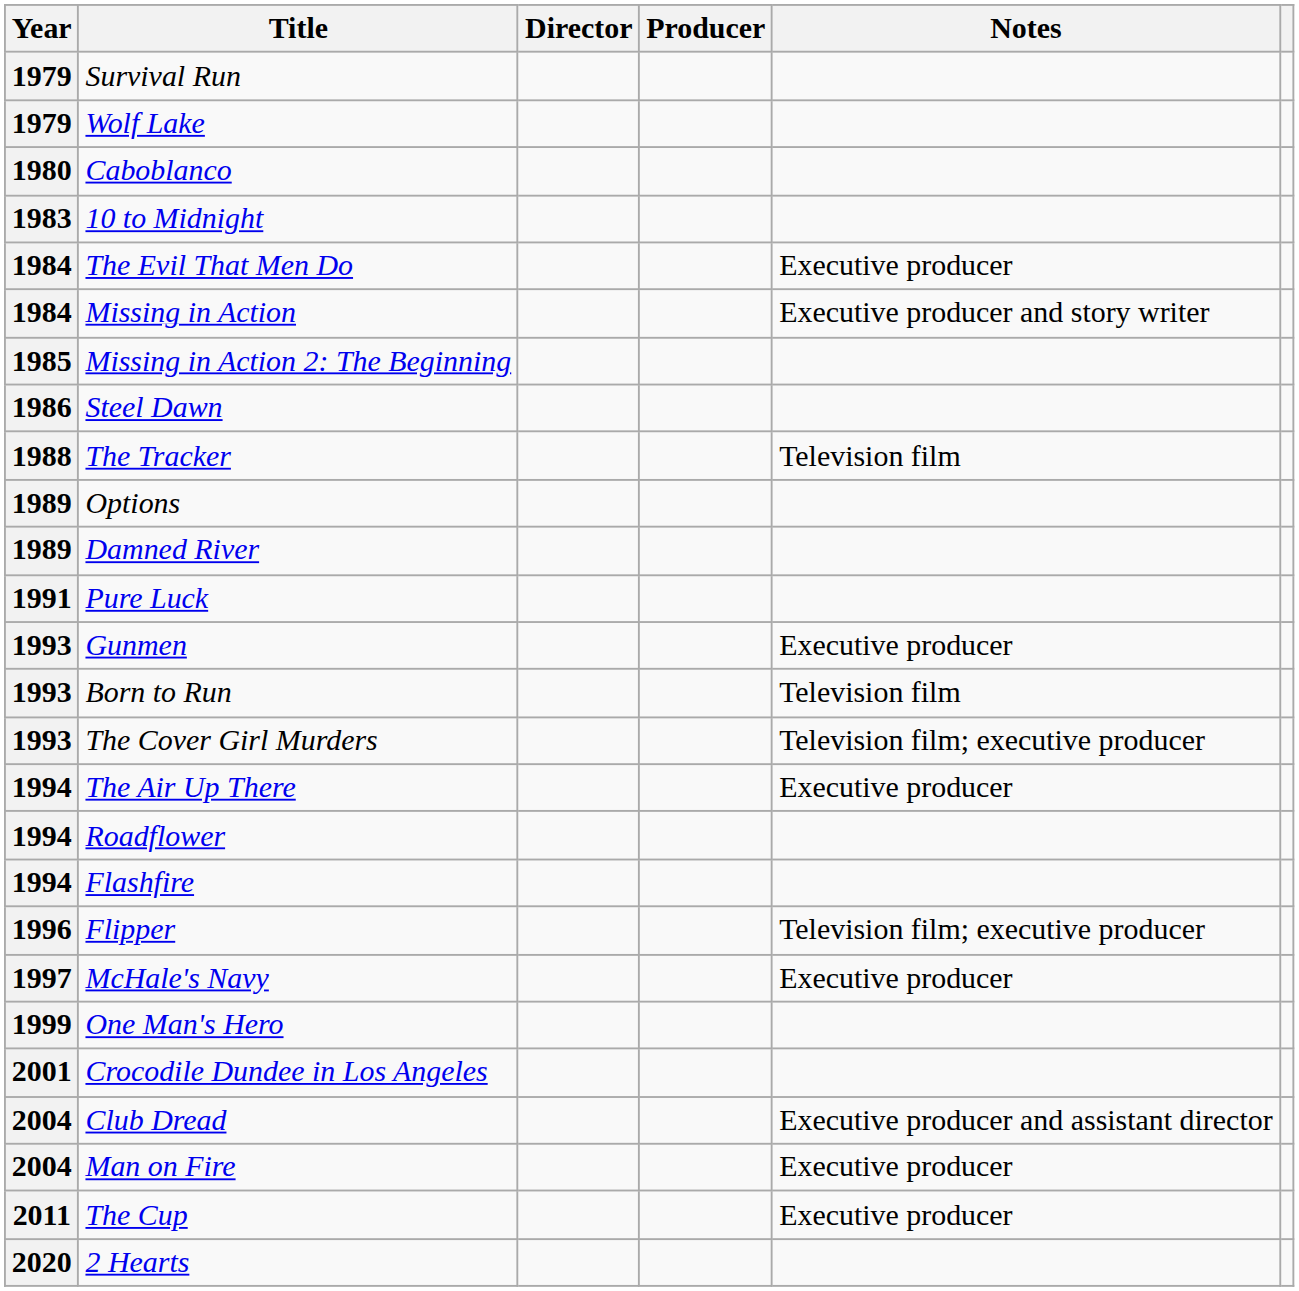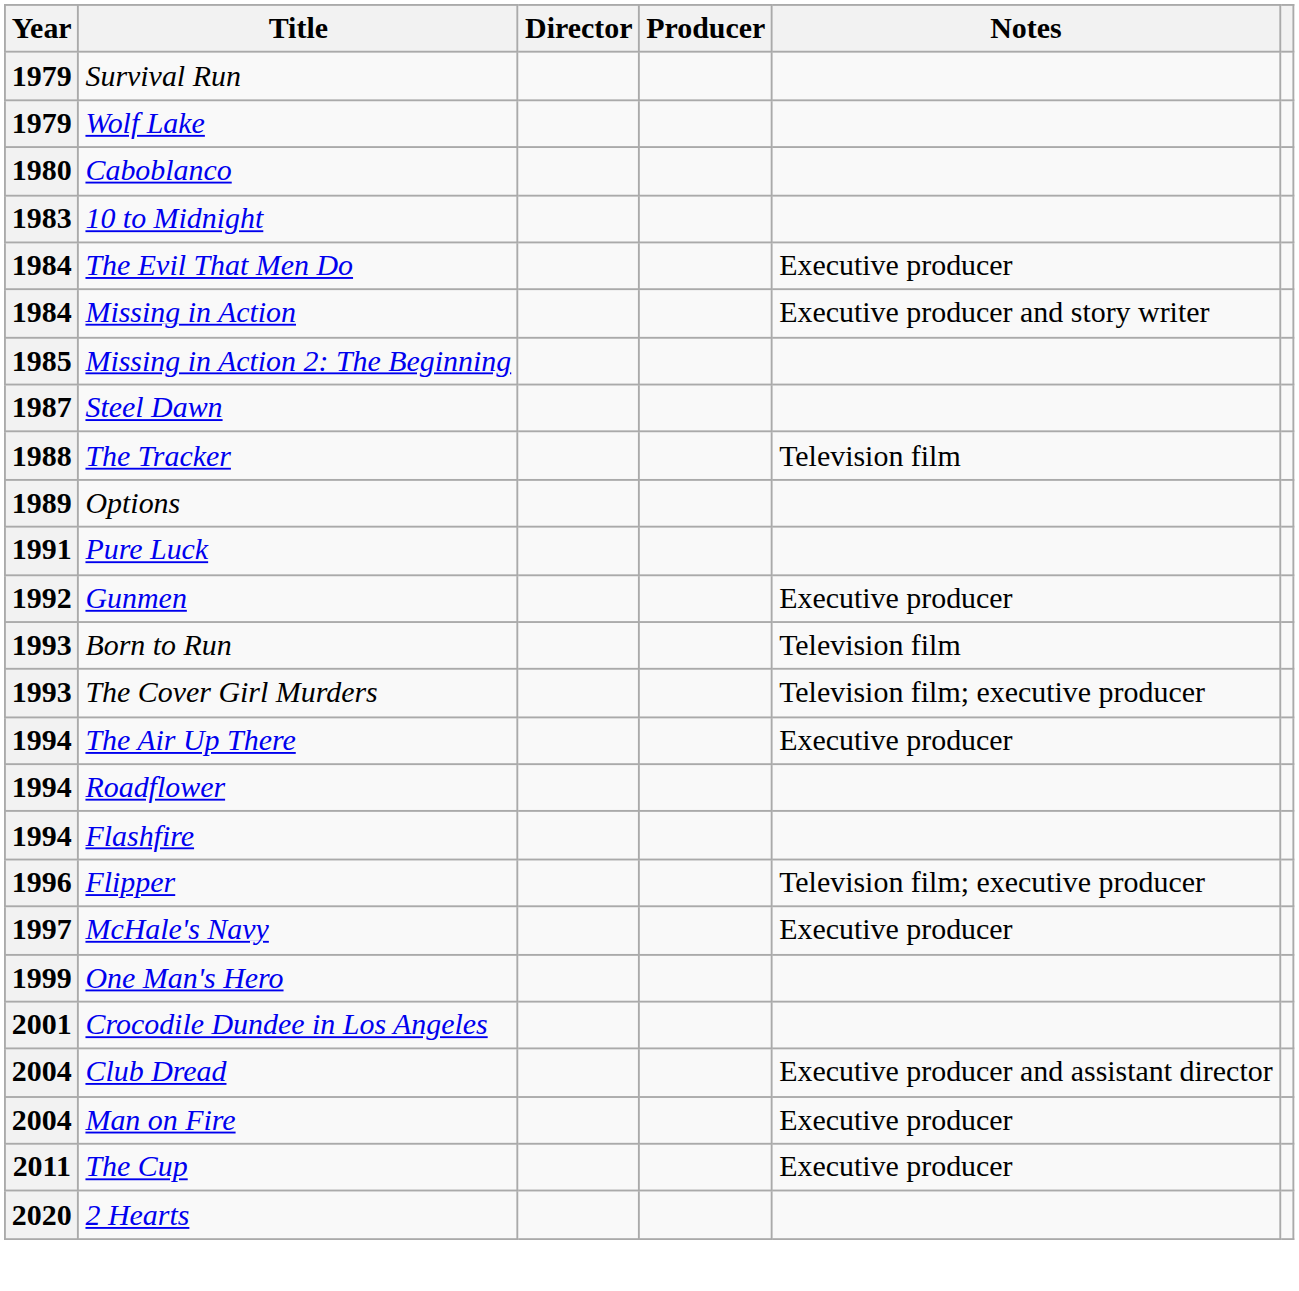(42, 407) 1986 -> (42, 407) 1987
- row: (172, 550)
(42, 645) 1993 -> (42, 597) 1992
